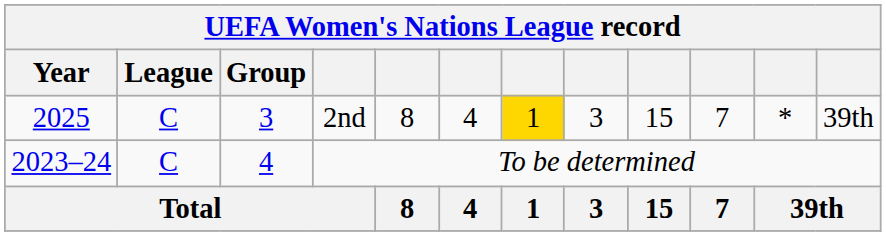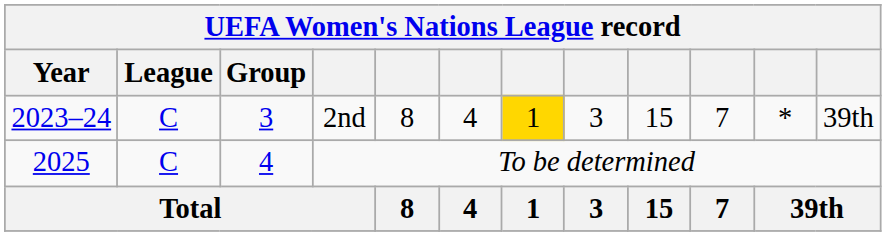(61, 117) 2025 -> (61, 117) 2023–24
(61, 162) 2023–24 -> (61, 162) 2025
